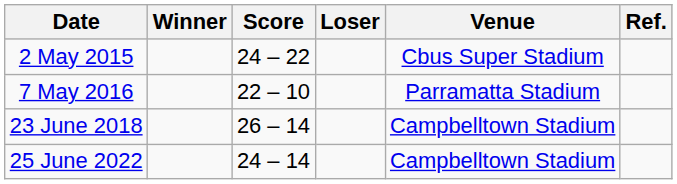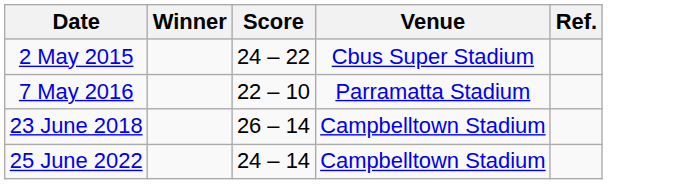- column: (350, 21)
